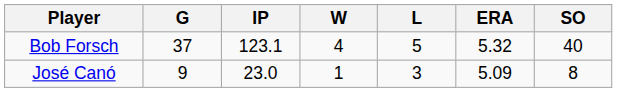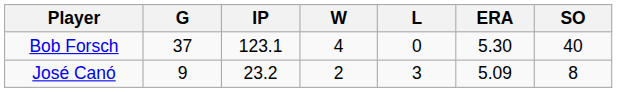(417, 45) 5 -> (417, 45) 0
(495, 45) 5.32 -> (495, 45) 5.30
(261, 73) 23.0 -> (261, 73) 23.2
(339, 73) 1 -> (339, 73) 2
